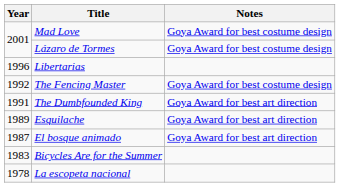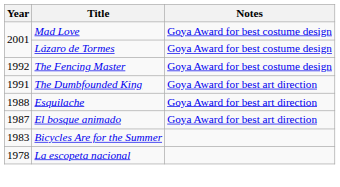- row: (60, 66)
(18, 119) 1989 -> (18, 102) 1988
